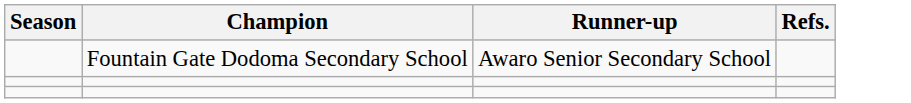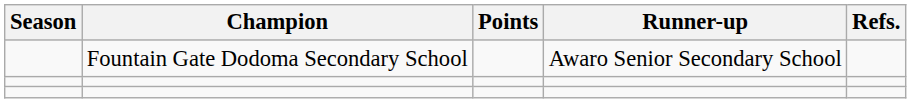+ column: (508, 22)
